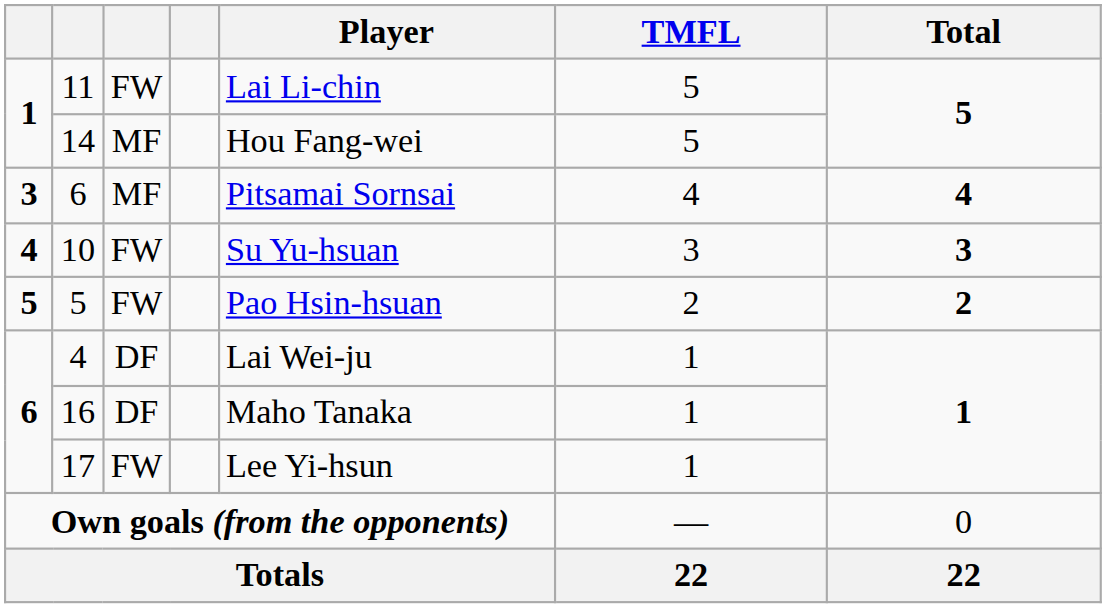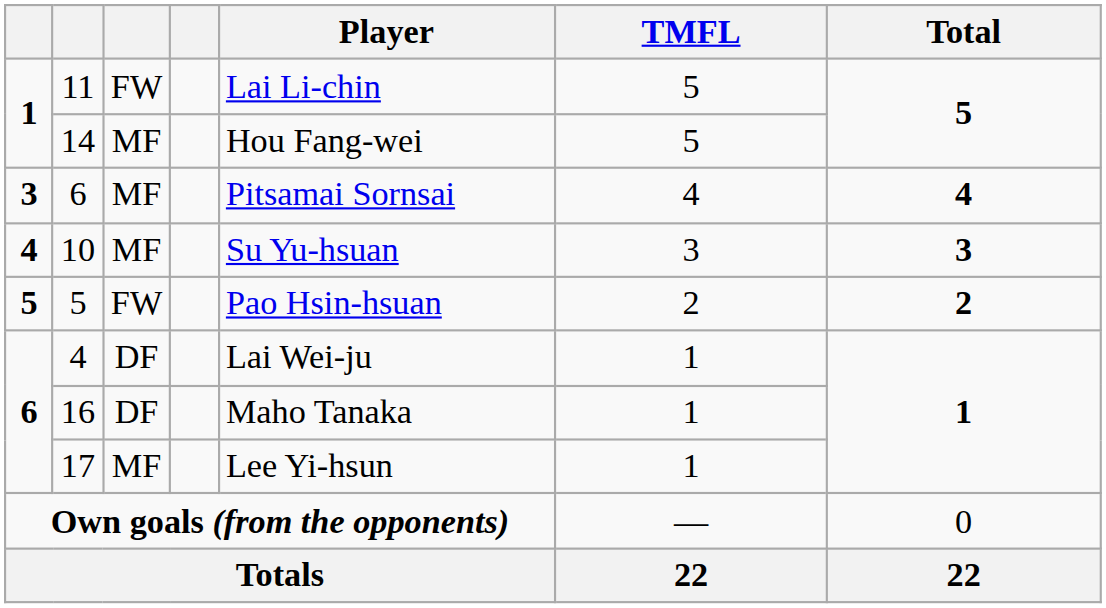(137, 248) FW -> (137, 248) MF
(137, 466) FW -> (137, 466) MF
